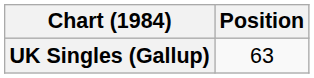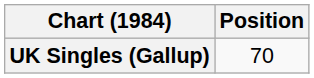(262, 55) 63 -> (262, 55) 70
